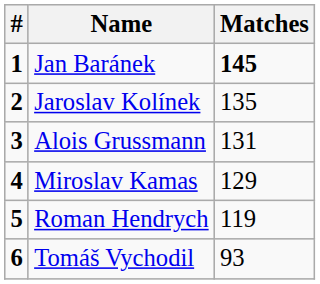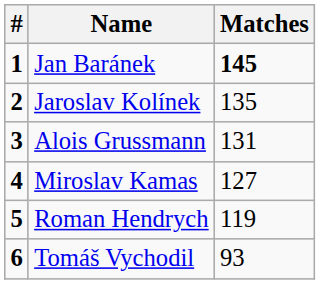(238, 180) 129 -> (238, 180) 127
